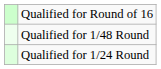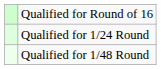rows swapped: (85, 54) <-> (85, 34)
